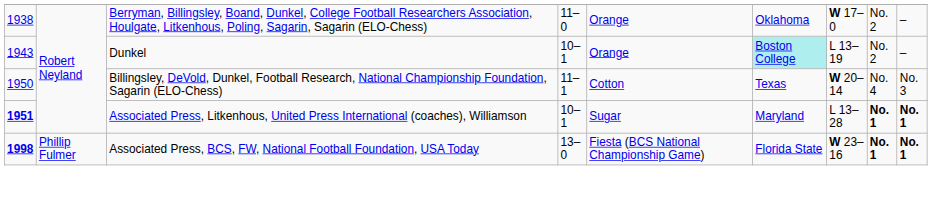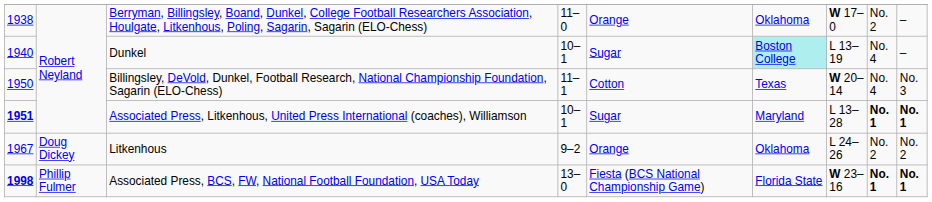(20, 52) 1943 -> (20, 52) 1940
(609, 52) Orange -> (605, 52) Sugar
(879, 52) No. 2 -> (879, 52) No. 4
+ row: (138, 148)
